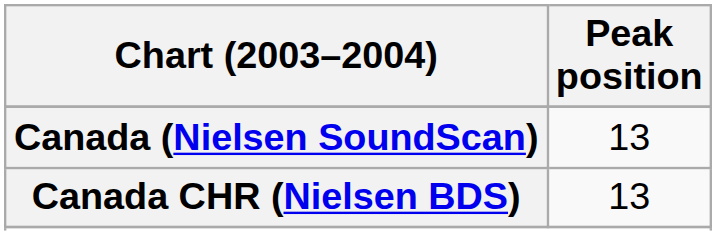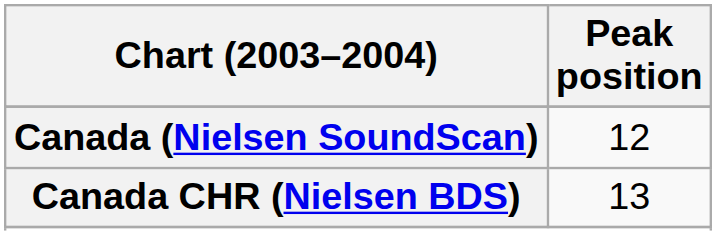(629, 136) 13 -> (629, 136) 12
